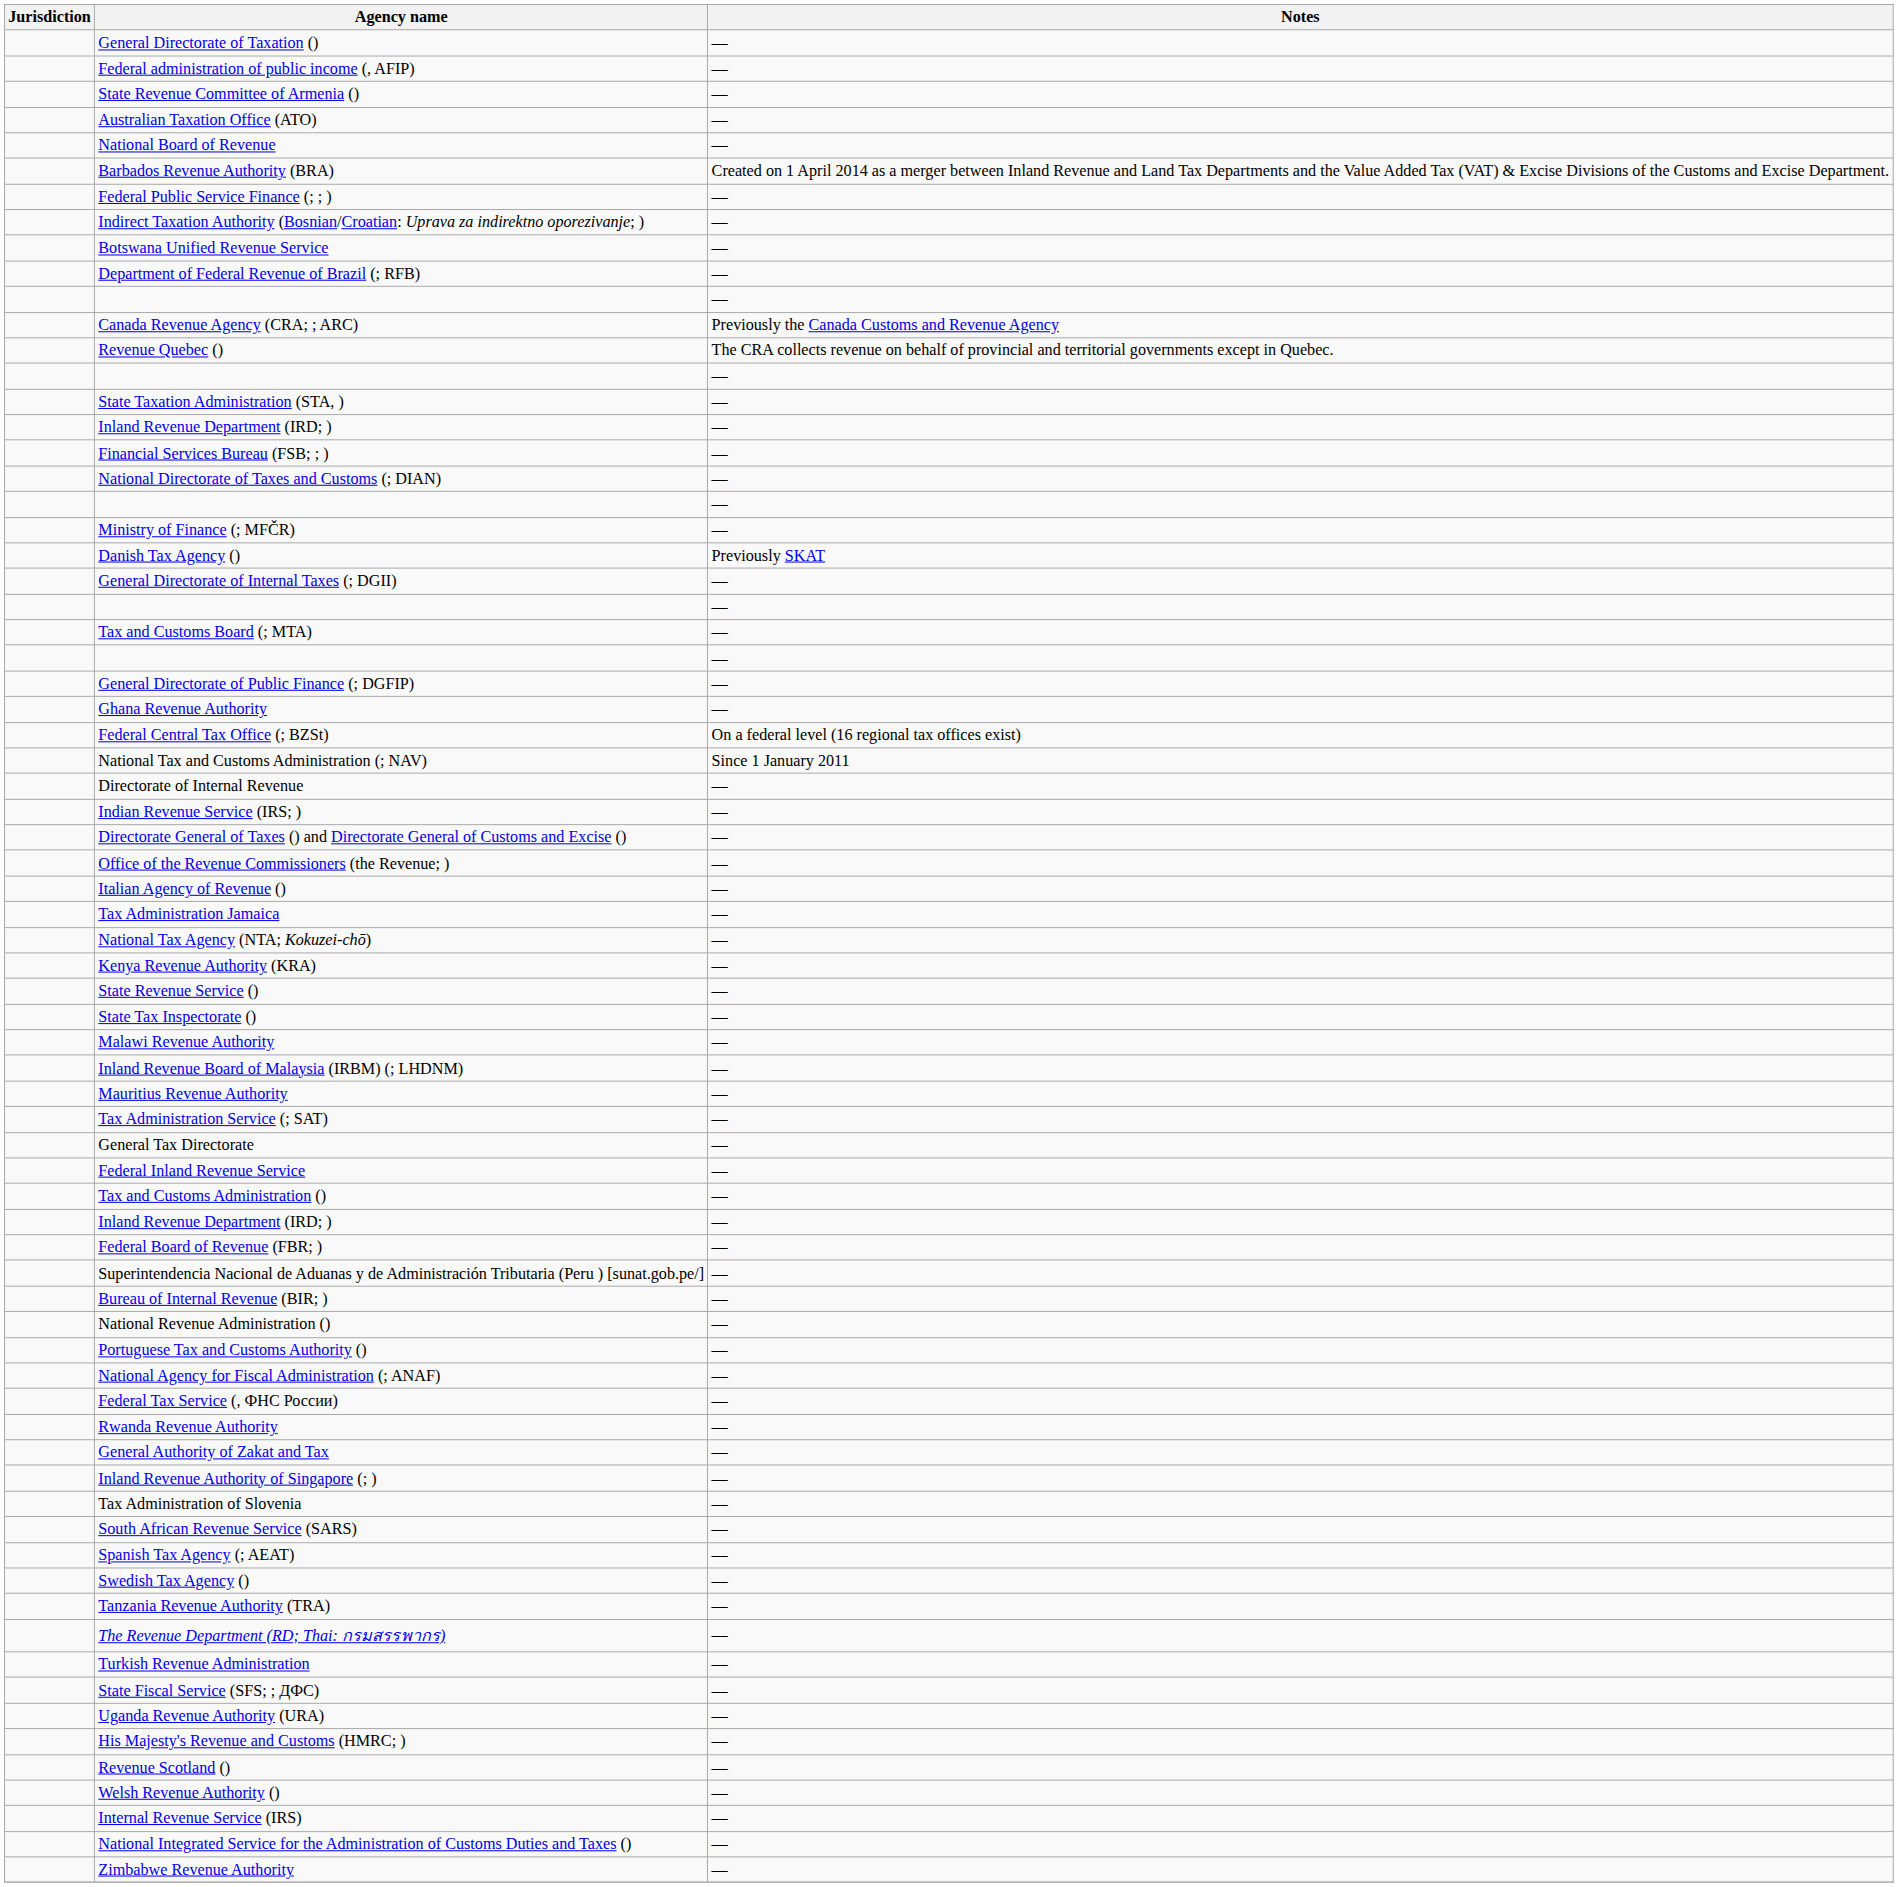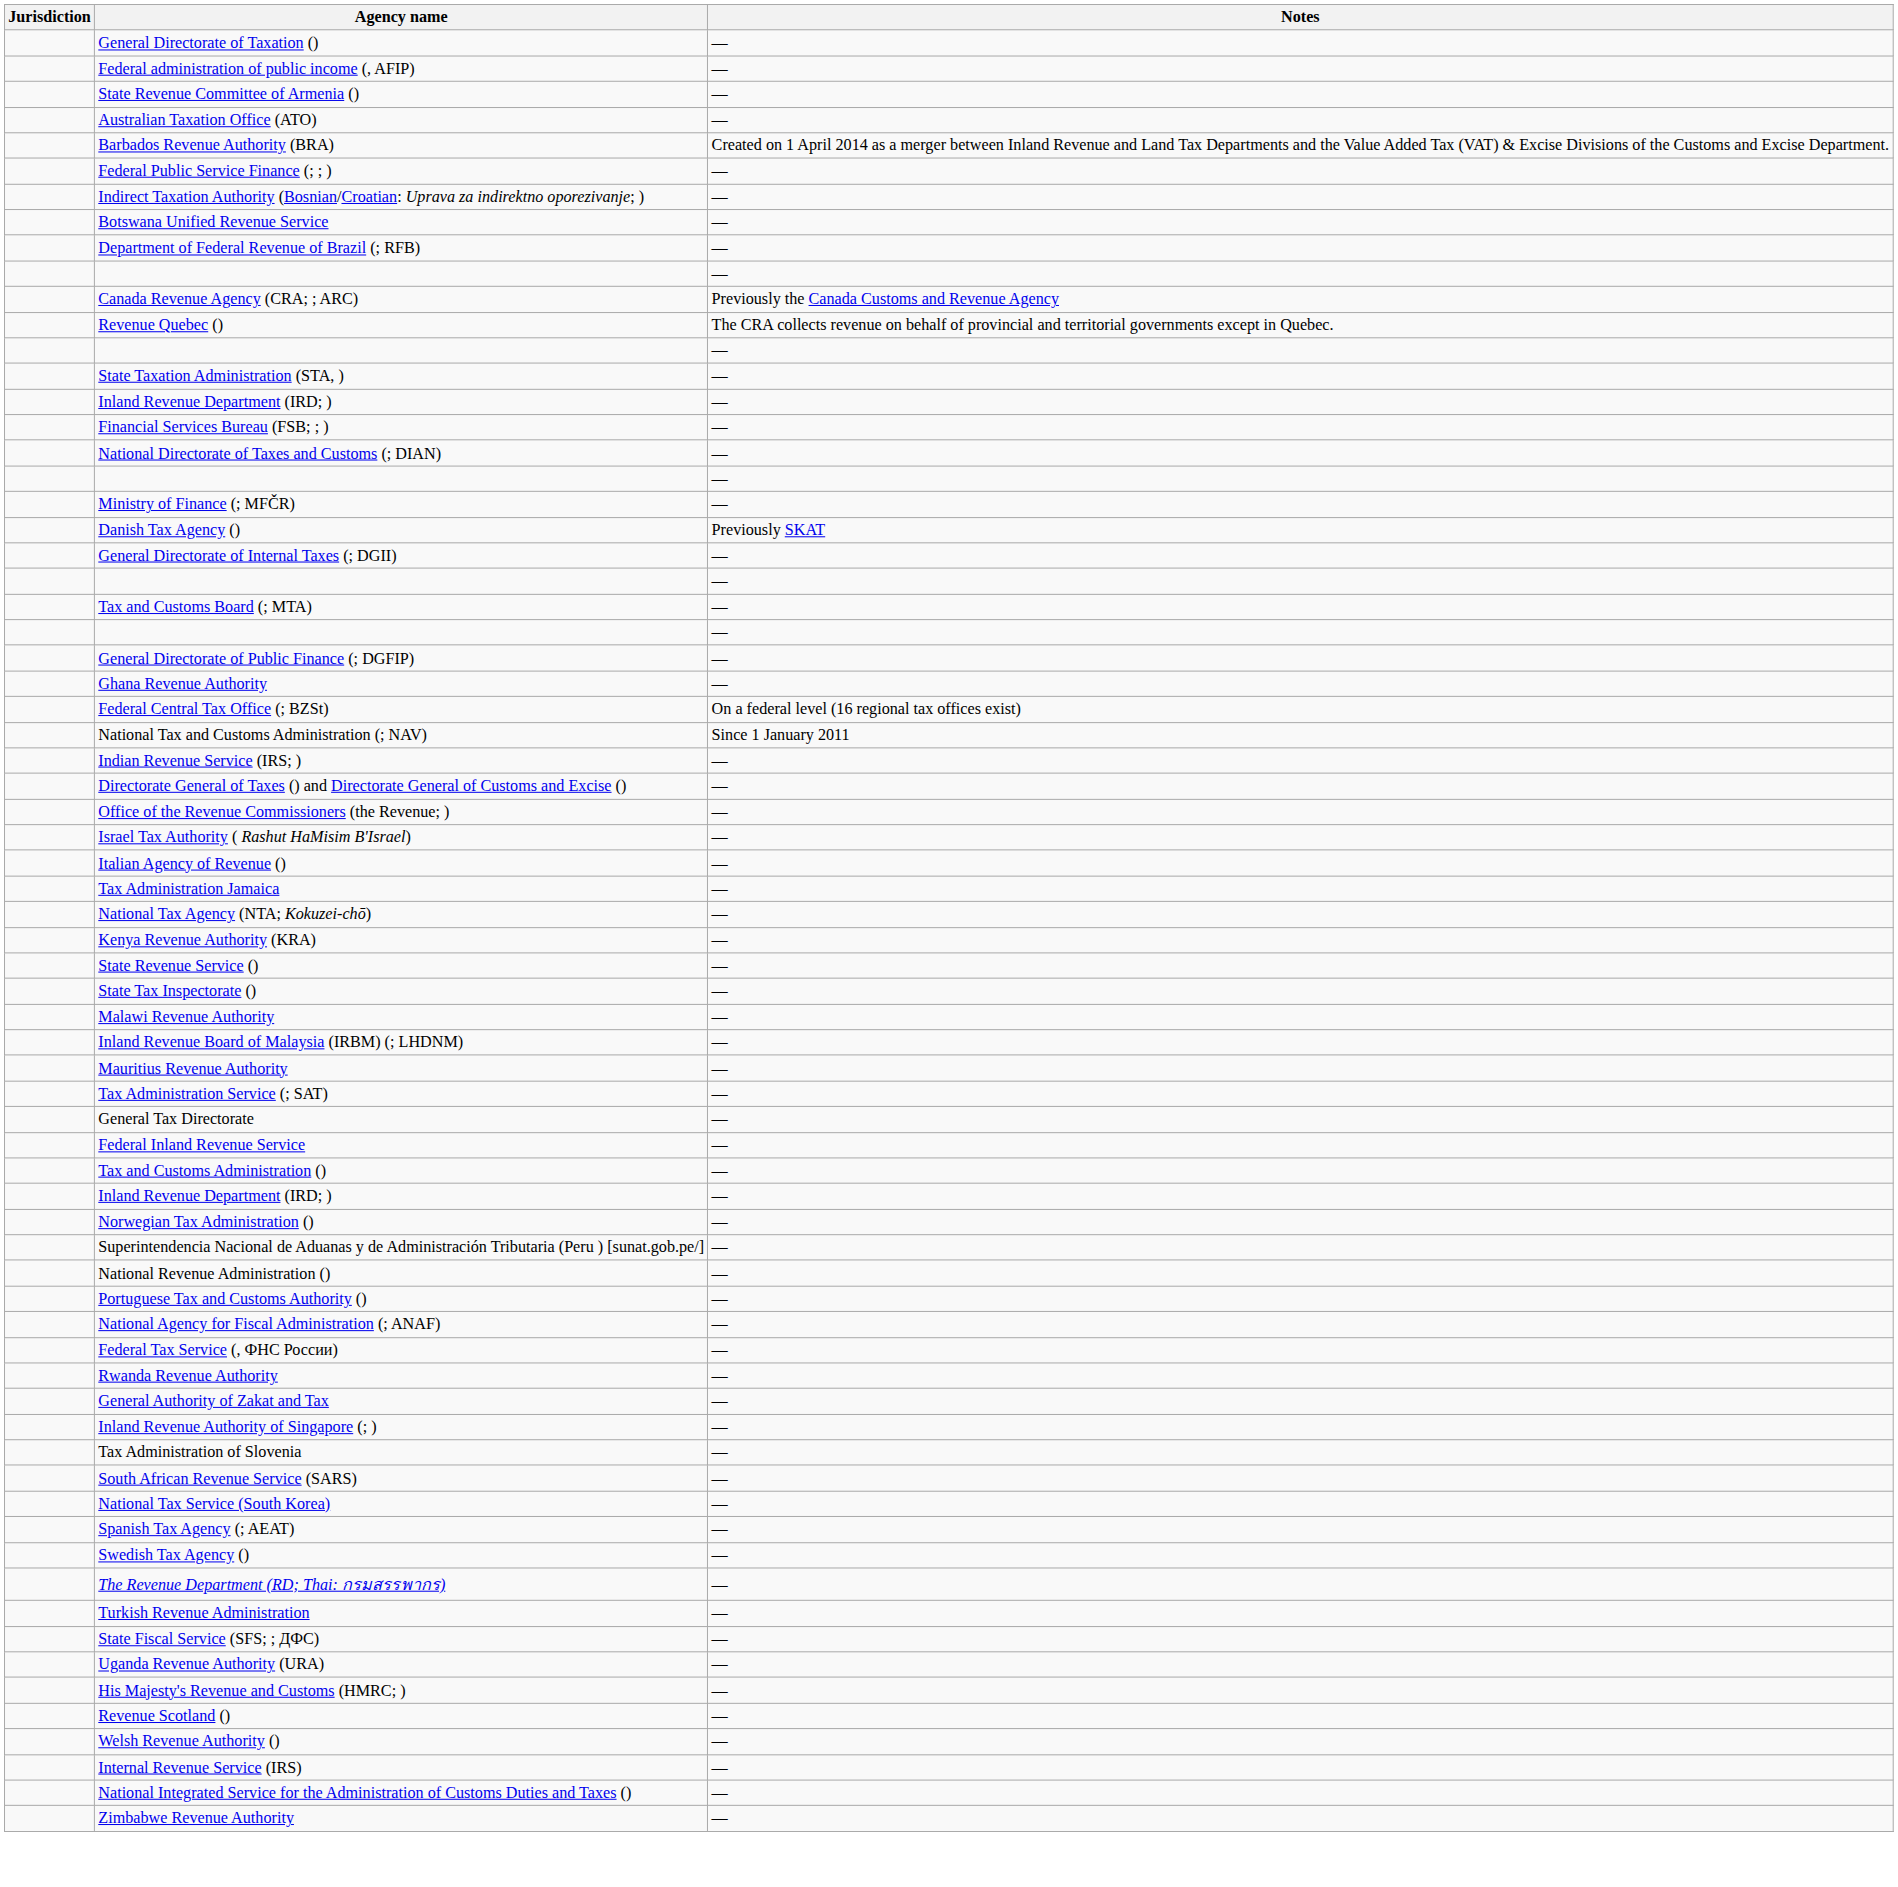- row: (187, 145)
- row: (201, 786)
+ row: (255, 837)
+ row: (206, 1221)
- row: (210, 1247)
- row: (213, 1298)
+ row: (214, 1503)
- row: (214, 1606)
